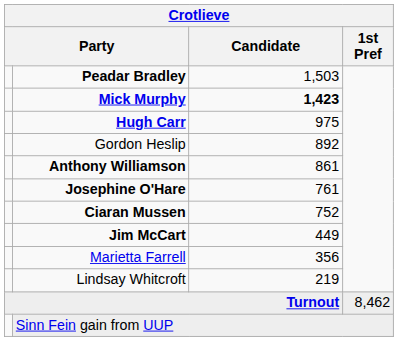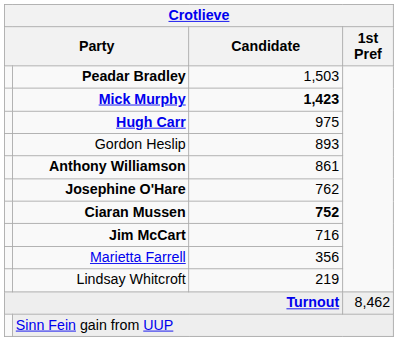(327, 144) 892 -> (327, 144) 893
(327, 189) 761 -> (327, 189) 762
(327, 212) normal -> (327, 212) bold
(327, 235) 449 -> (327, 235) 716
